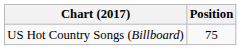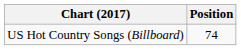(211, 34) 75 -> (211, 34) 74
